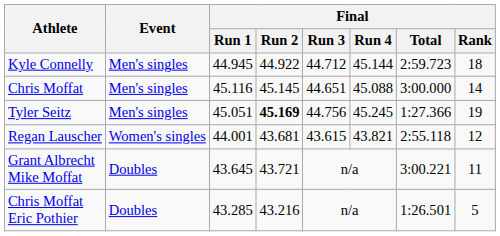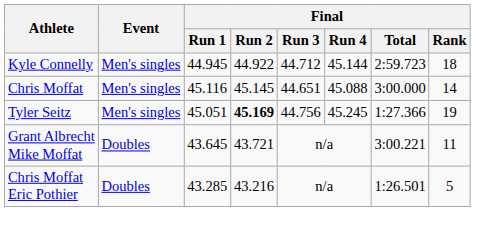- row: (55, 136)
